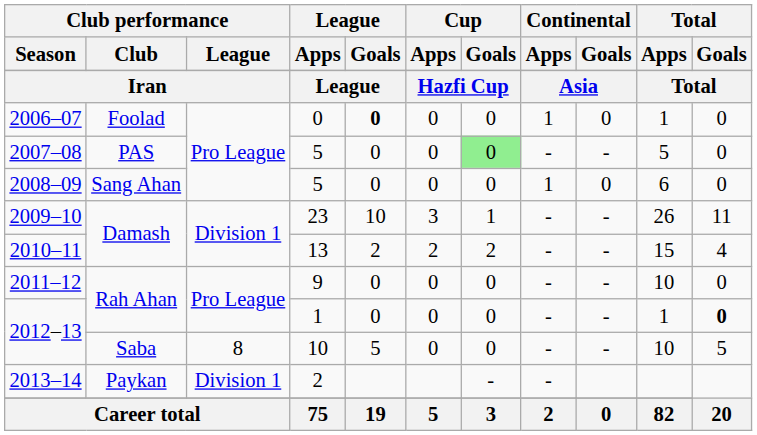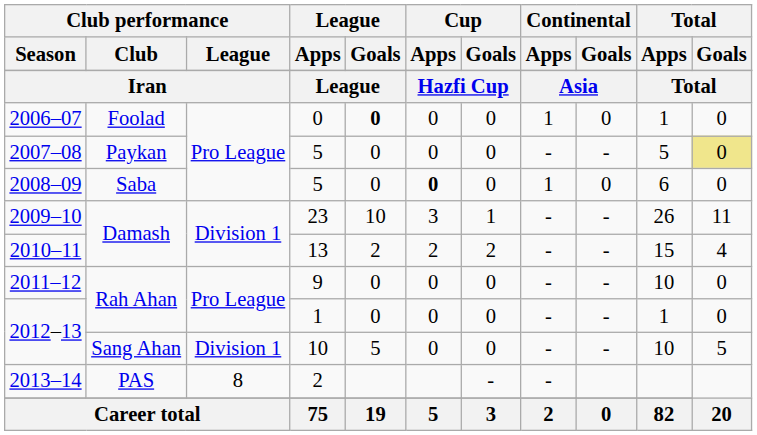(136, 151) PAS -> (136, 151) Paykan
(491, 151) lightgreen background -> (491, 151) no background
(722, 151) no background -> (722, 151) khaki background
(136, 184) Sang Ahan -> (136, 184) Saba
(433, 184) normal -> (433, 184) bold
(722, 315) bold -> (722, 315) normal
(136, 348) Saba -> (136, 348) Sang Ahan
(238, 348) 8 -> (238, 348) Division 1
(136, 380) Paykan -> (136, 380) PAS
(238, 380) Division 1 -> (238, 380) 8
